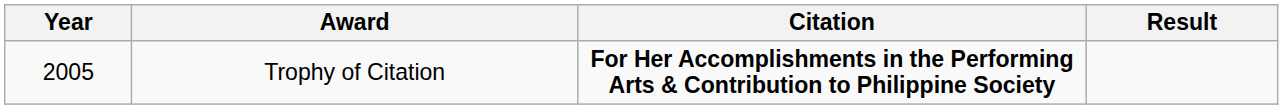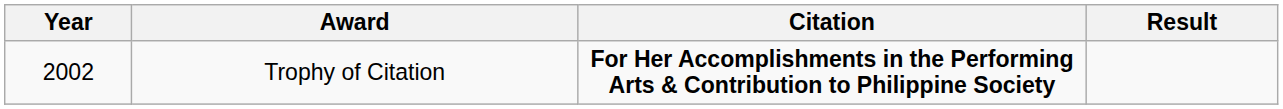(68, 72) 2005 -> (68, 72) 2002
